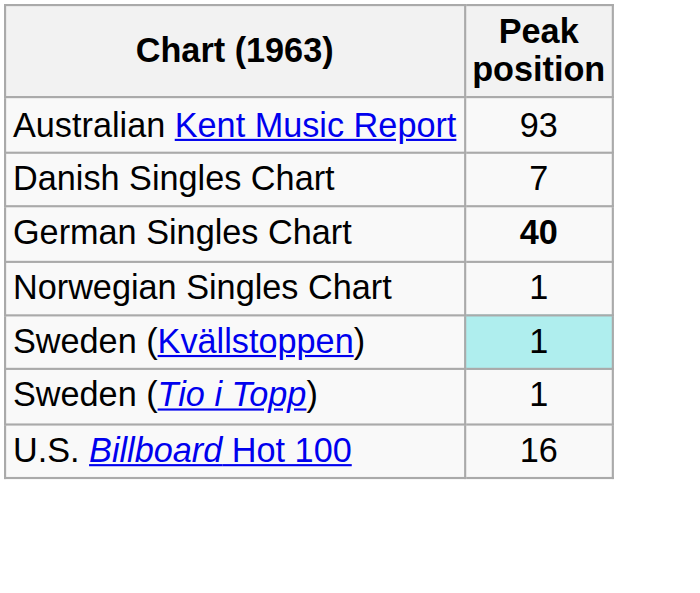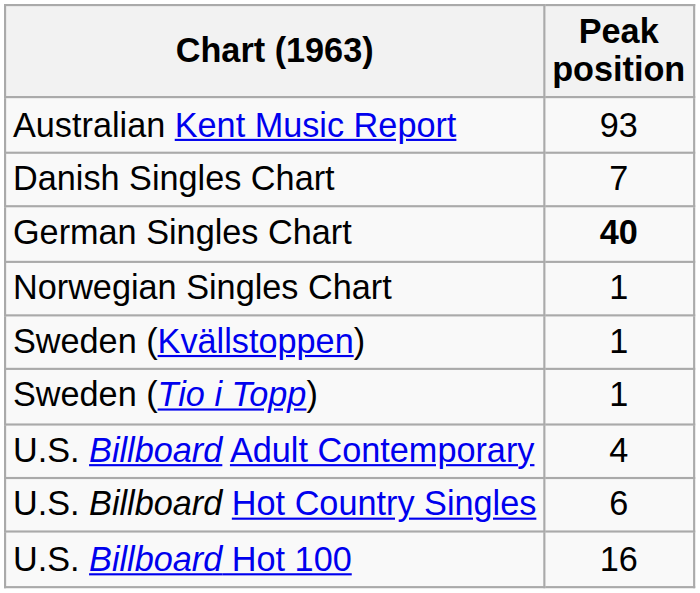(539, 341) paleturquoise background -> (619, 341) no background
+ row: (274, 450)
+ row: (275, 504)
